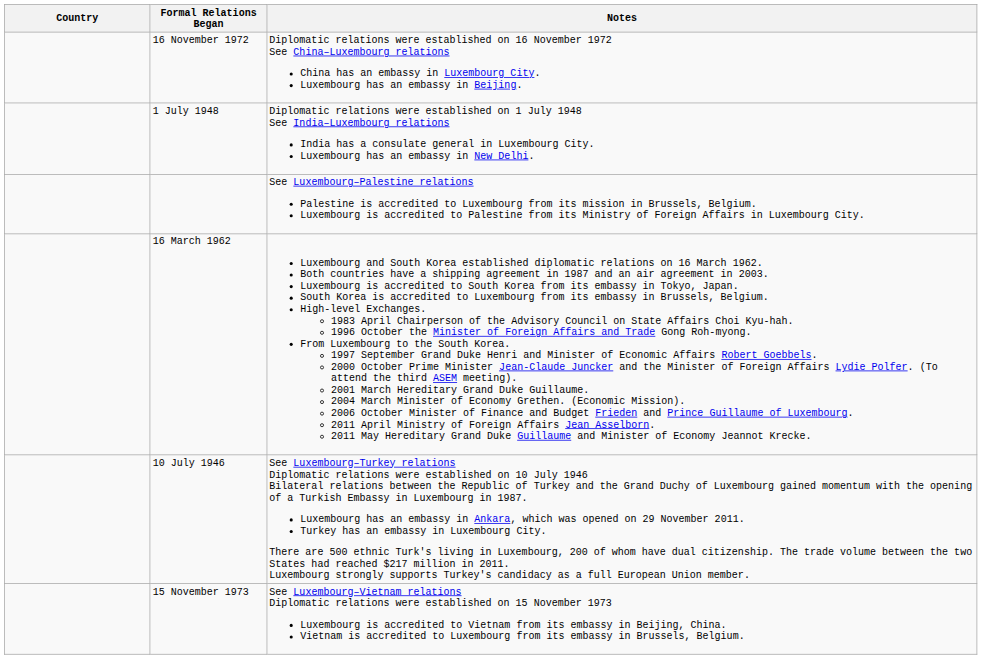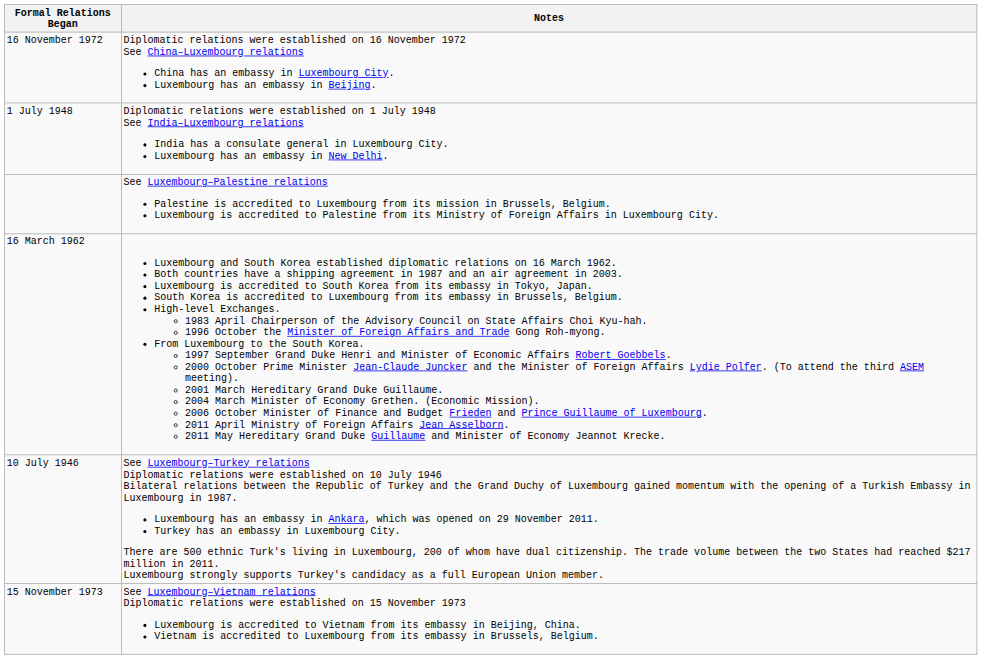- column: (77, 18)
